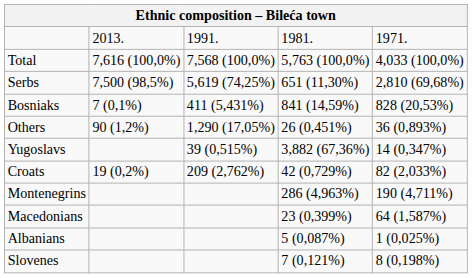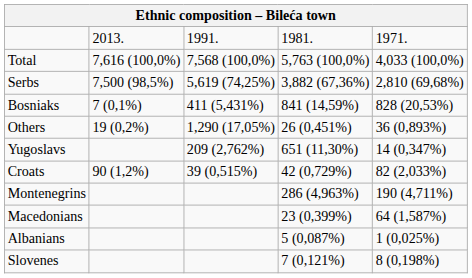(320, 82) 651 (11,30%) -> (325, 82) 3,882 (67,36%)
(121, 127) 90 (1,2%) -> (121, 127) 19 (0,2%)
(222, 149) 39 (0,515%) -> (226, 149) 209 (2,762%)
(325, 149) 3,882 (67,36%) -> (320, 149) 651 (11,30%)
(121, 171) 19 (0,2%) -> (121, 171) 90 (1,2%)
(226, 171) 209 (2,762%) -> (222, 171) 39 (0,515%)
